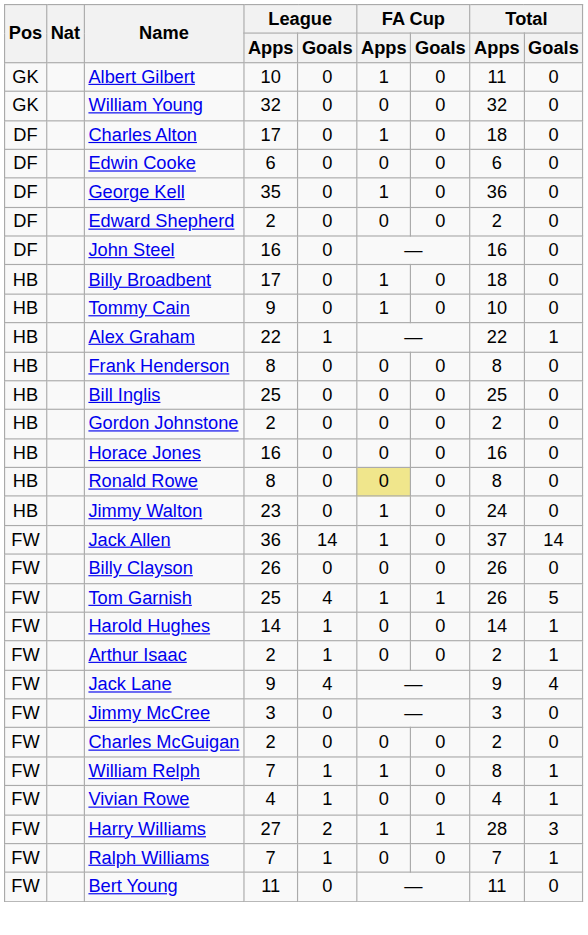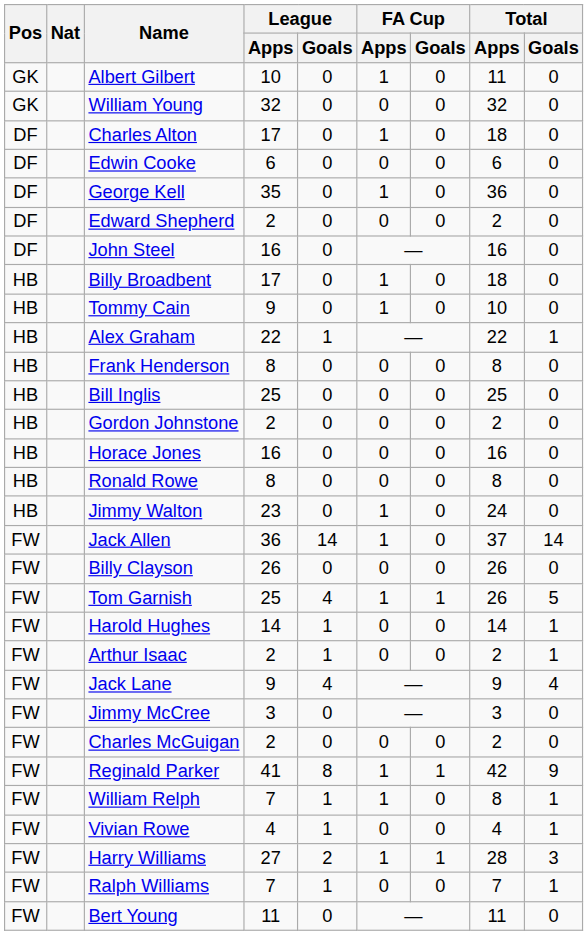(384, 481) khaki background -> (384, 481) no background
+ row: (154, 771)
